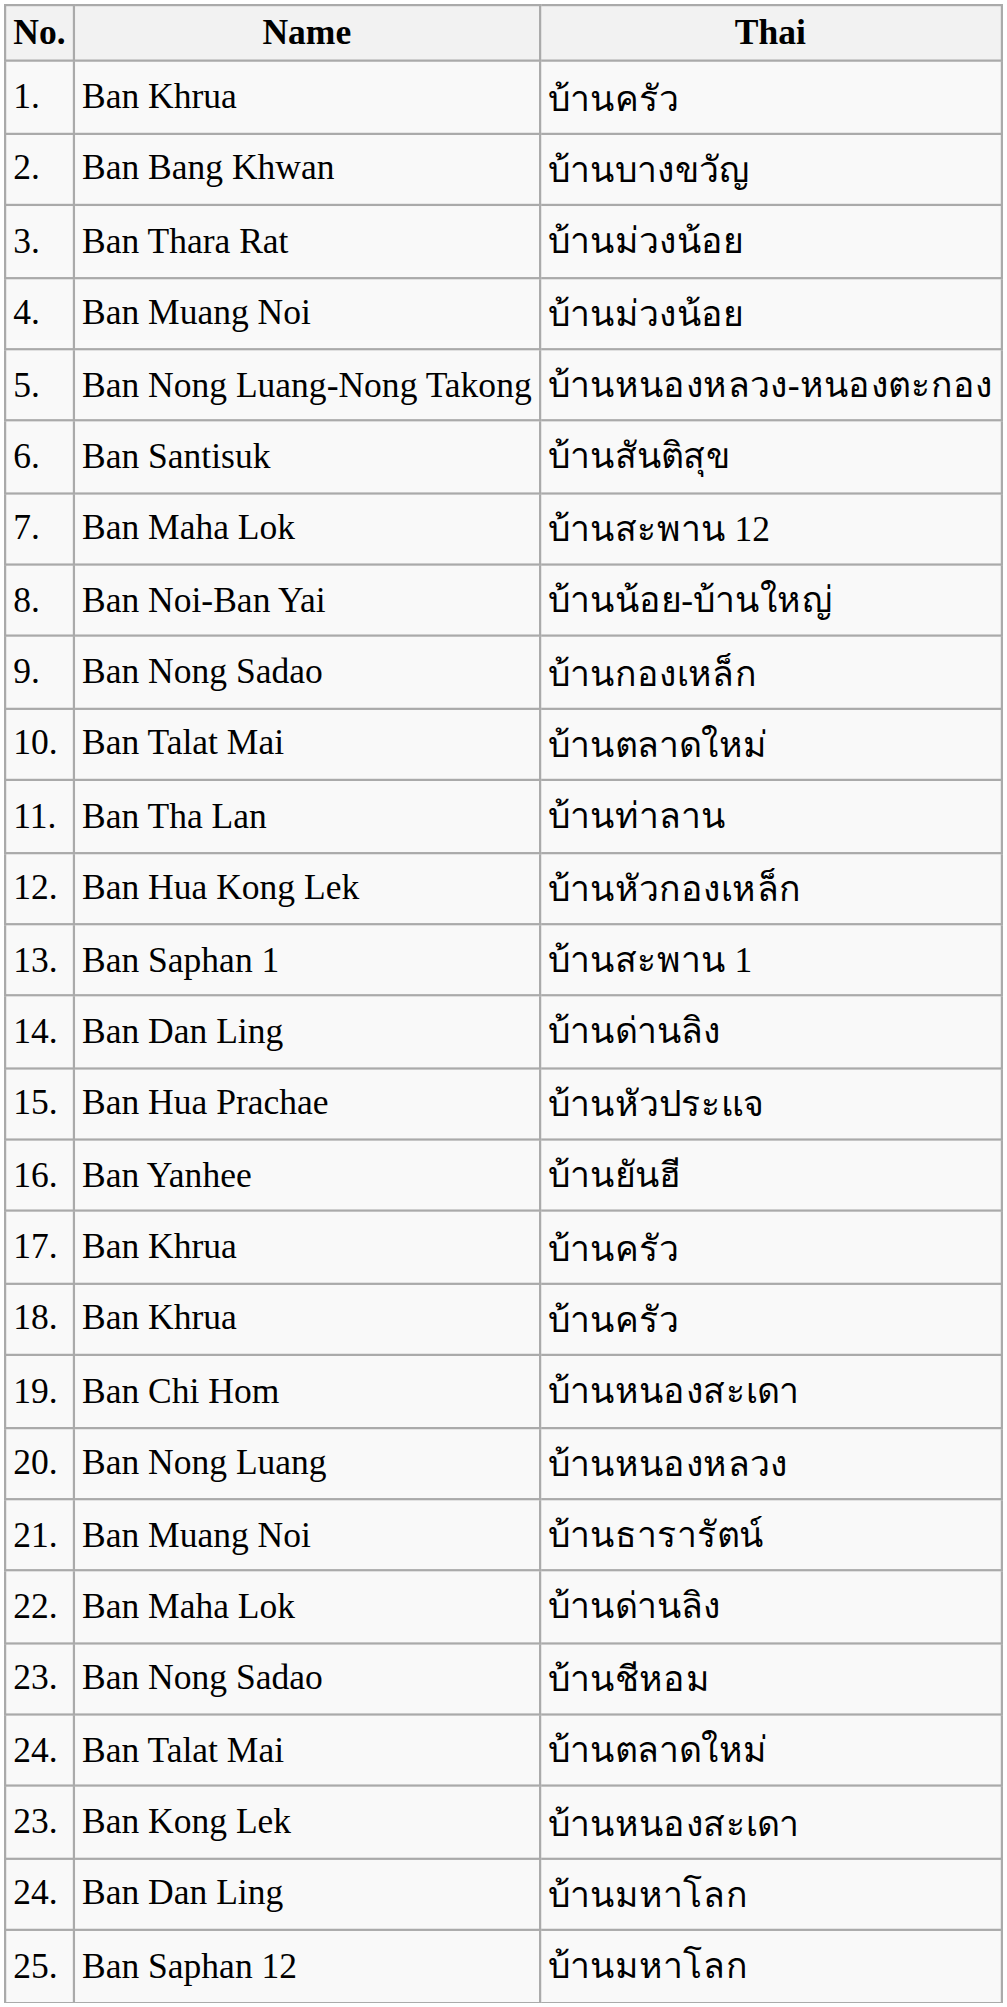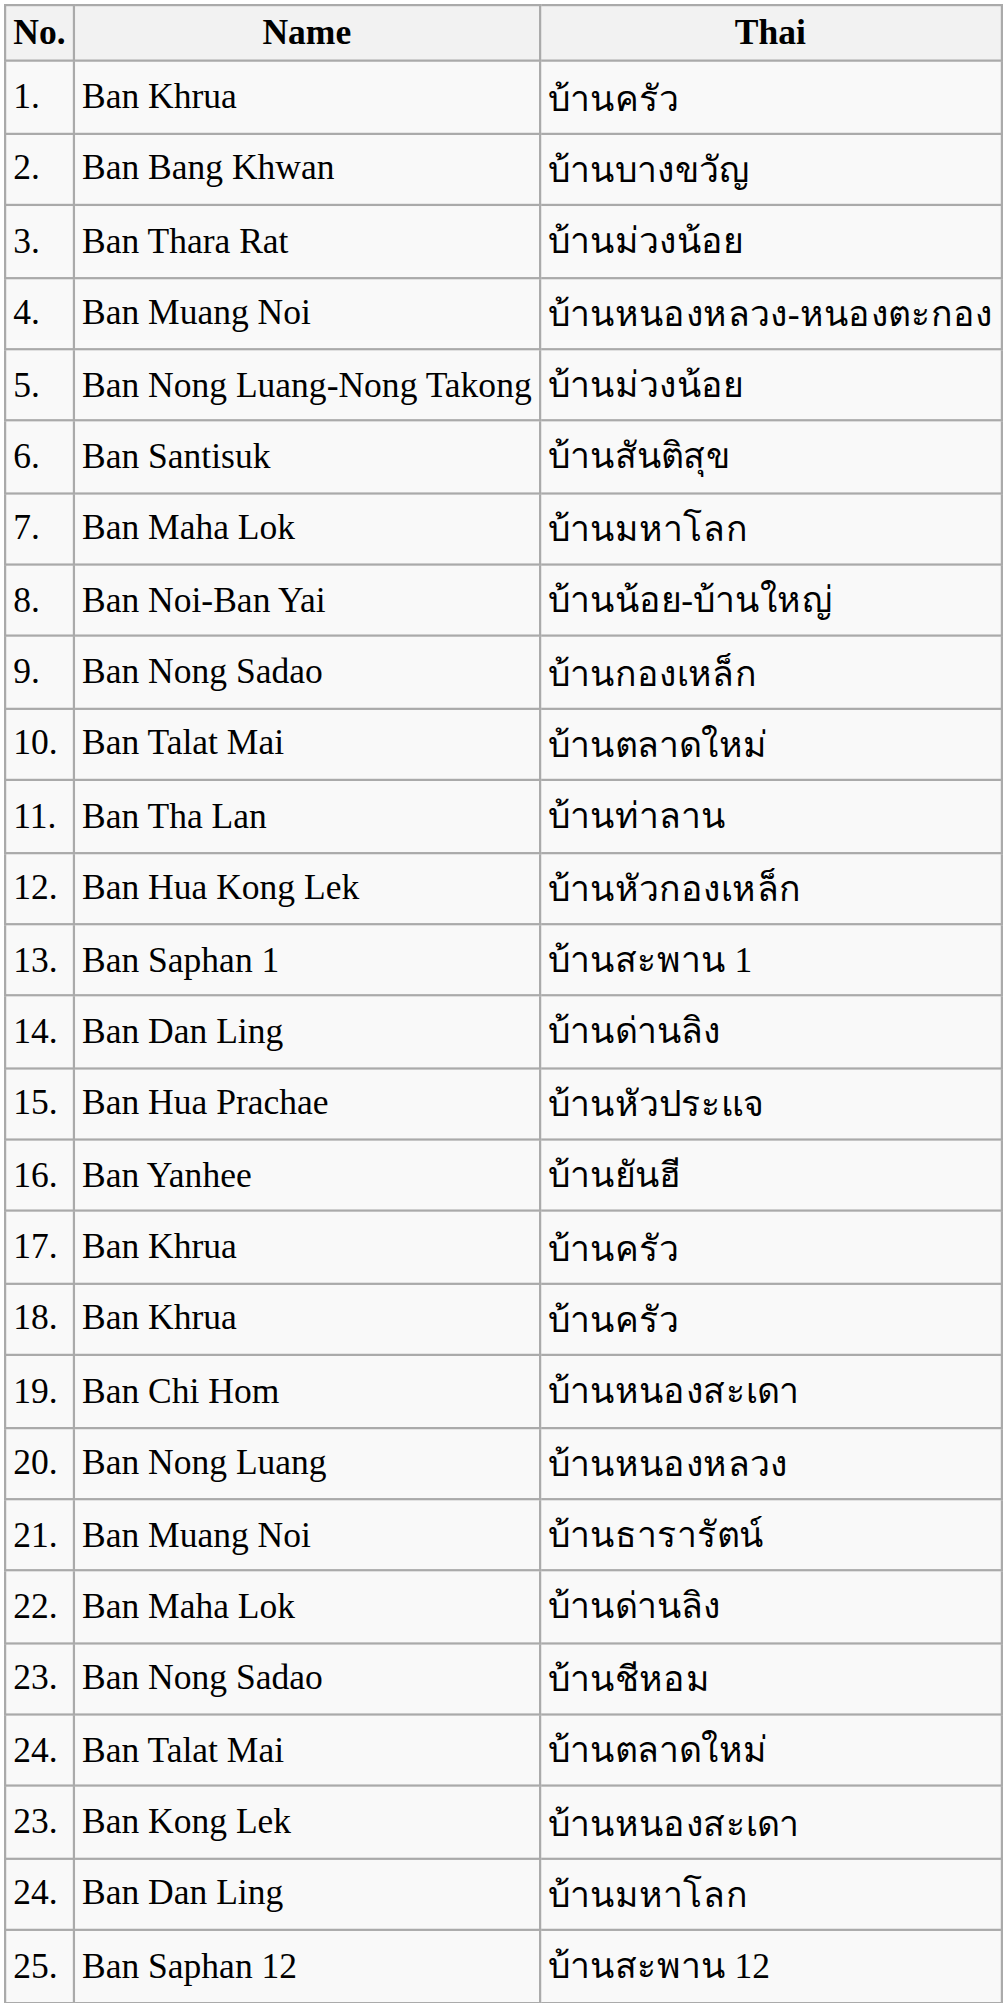(646, 313) บ้านม่วงน้อย -> (770, 313) บ้านหนองหลวง-หนองตะกอง
(770, 385) บ้านหนองหลวง-หนองตะกอง -> (646, 385) บ้านม่วงน้อย
(659, 529) บ้านสะพาน 12 -> (648, 529) บ้านมหาโลก
(648, 1966) บ้านมหาโลก -> (659, 1966) บ้านสะพาน 12
